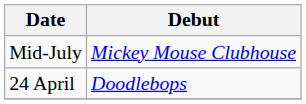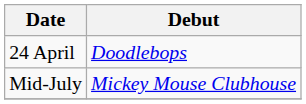rows swapped: (42, 83) <-> (46, 51)
